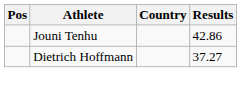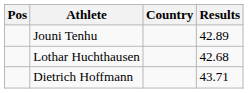(207, 35) 42.86 -> (214, 35) 42.89
+ row: (87, 56)
(207, 56) 37.27 -> (214, 77) 43.71
